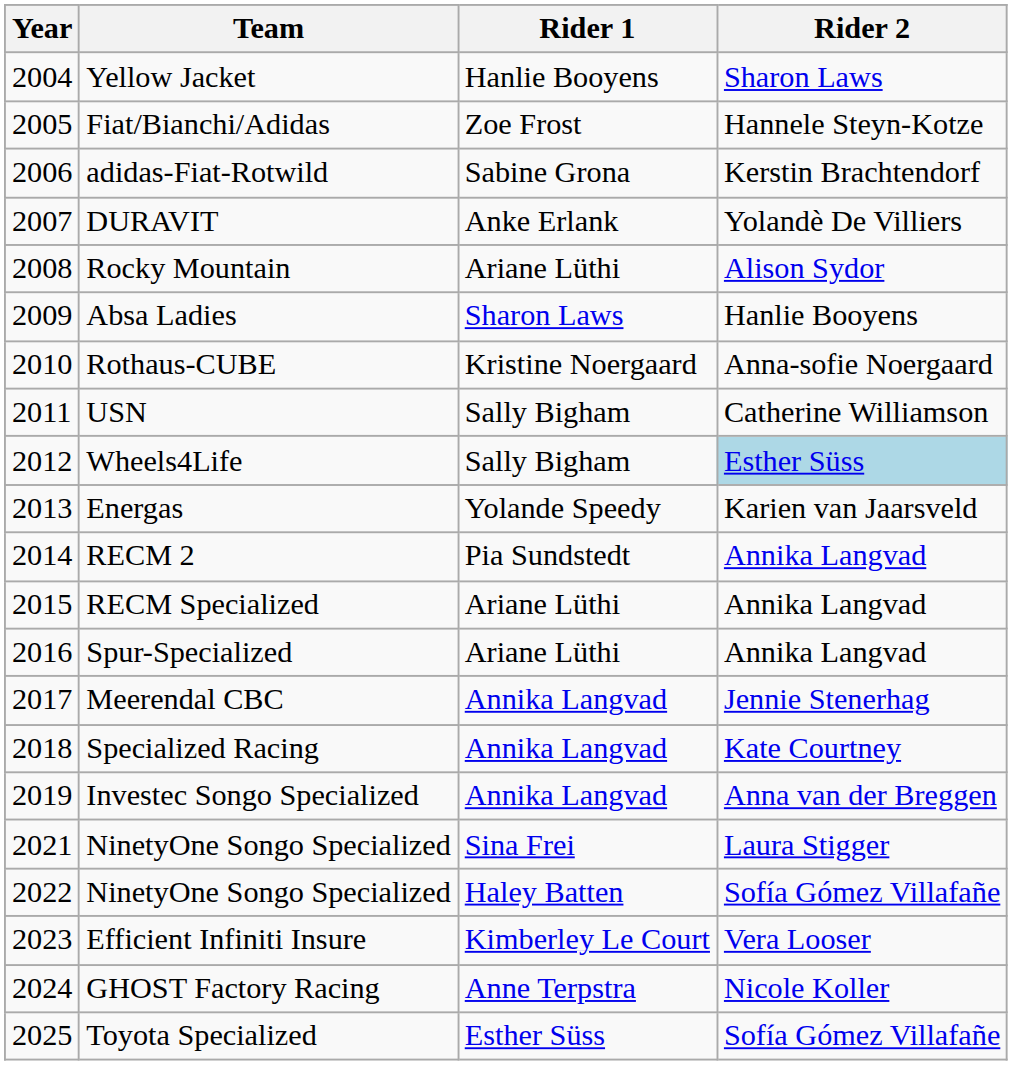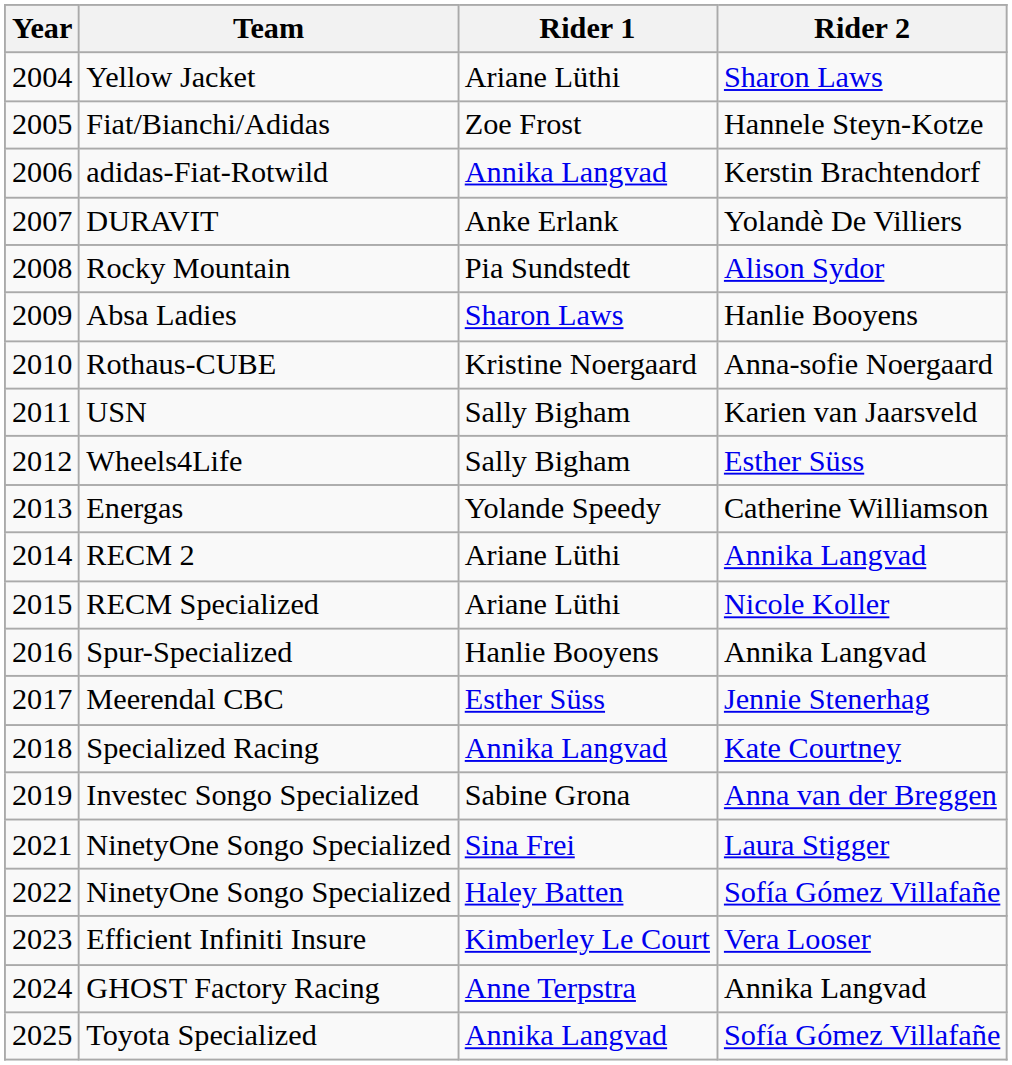(562, 76) Hanlie Booyens -> (542, 76) Ariane Lüthi
(547, 172) Sabine Grona -> (566, 172) Annika Langvad
(542, 268) Ariane Lüthi -> (547, 268) Pia Sundstedt
(856, 412) Catherine Williamson -> (851, 412) Karien van Jaarsveld
(794, 460) lightblue background -> (794, 460) no background
(851, 508) Karien van Jaarsveld -> (856, 508) Catherine Williamson
(547, 556) Pia Sundstedt -> (542, 556) Ariane Lüthi
(825, 603) Annika Langvad -> (807, 603) Nicole Koller
(542, 651) Ariane Lüthi -> (562, 651) Hanlie Booyens
(566, 699) Annika Langvad -> (535, 699) Esther Süss
(566, 795) Annika Langvad -> (547, 795) Sabine Grona
(807, 987) Nicole Koller -> (825, 987) Annika Langvad
(535, 1035) Esther Süss -> (566, 1035) Annika Langvad
